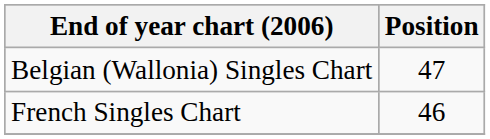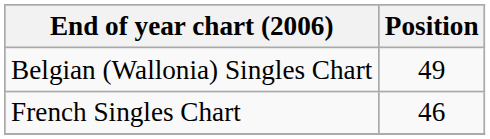(432, 69) 47 -> (432, 69) 49
